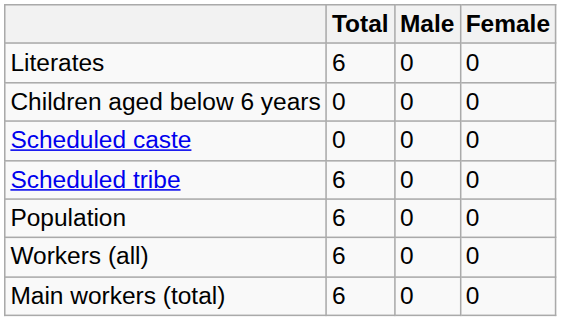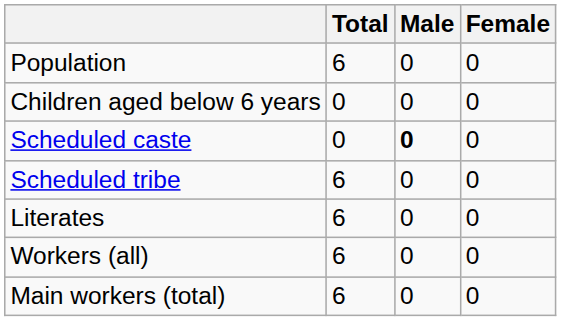rows swapped: (68, 218) <-> (57, 62)
(407, 140) normal -> (407, 140) bold
